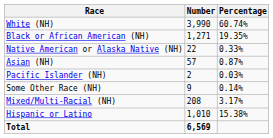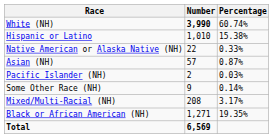(199, 24) normal -> (199, 24) bold
rows swapped: (78, 37) <-> (49, 114)
